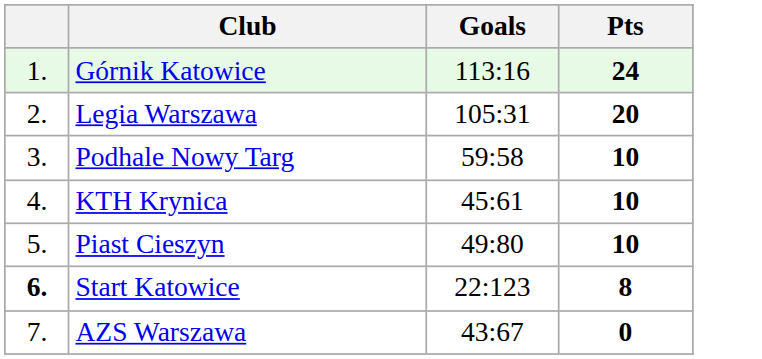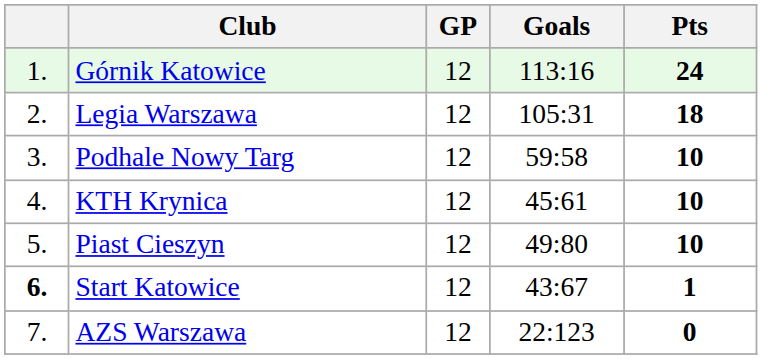+ column: (458, 26)
(625, 113) 20 -> (690, 113) 18
(492, 288) 22:123 -> (557, 288) 43:67
(625, 288) 8 -> (690, 288) 1
(492, 331) 43:67 -> (557, 331) 22:123
